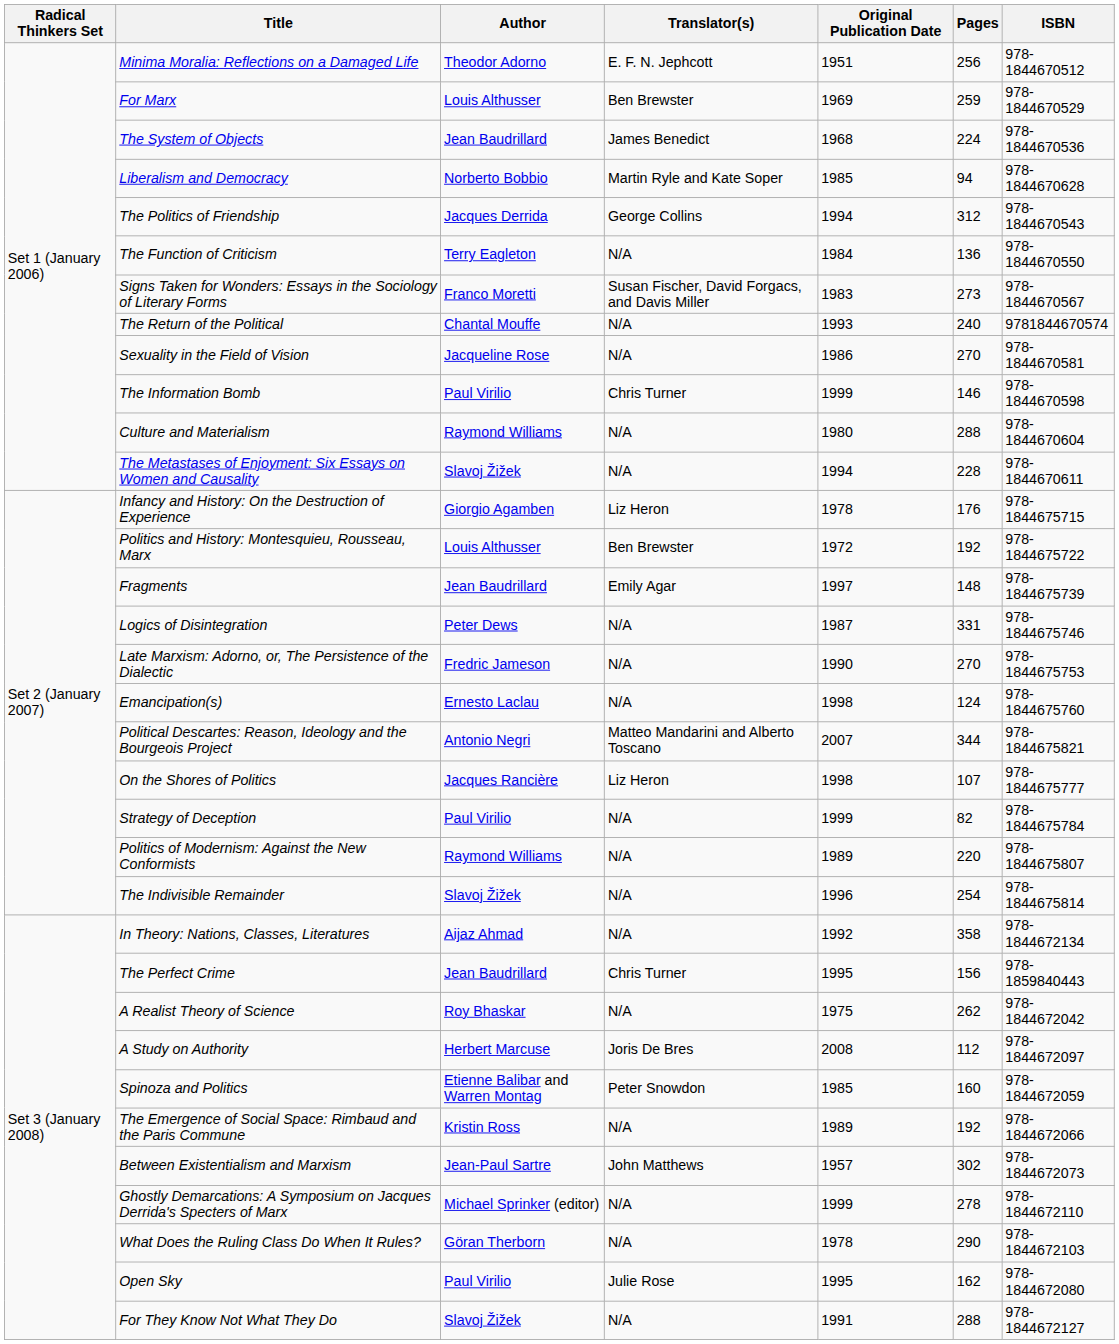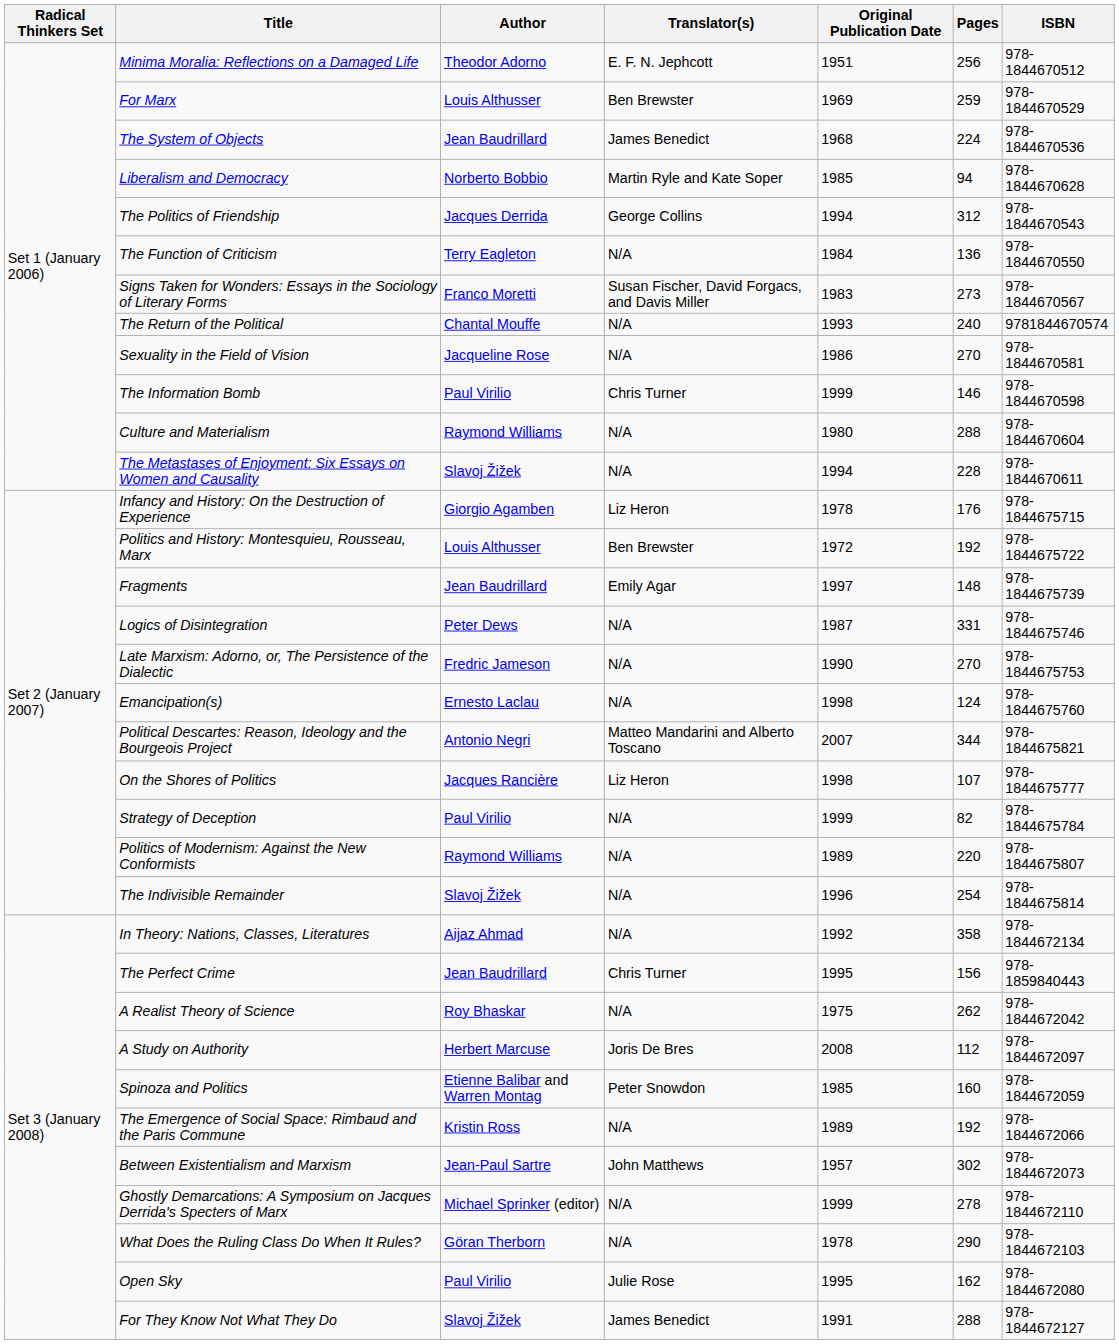(620, 1320) N/A -> (659, 1320) James Benedict
